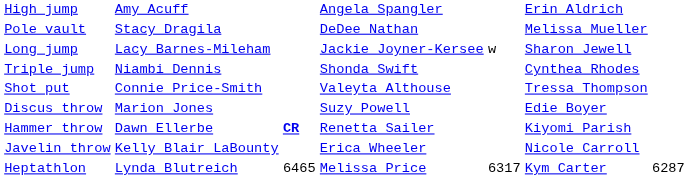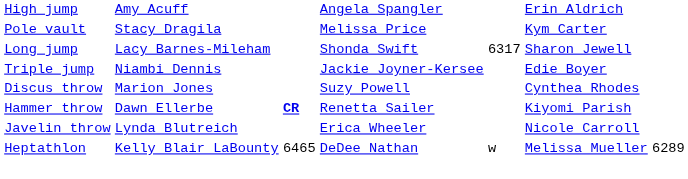(369, 29) DeDee Nathan -> (373, 29) Melissa Price
(586, 29) Melissa Mueller -> (566, 29) Kym Carter
(402, 49) Jackie Joyner-Kersee -> (369, 49) Shonda Swift
(492, 49) w -> (504, 49) 6317
(369, 69) Shonda Swift -> (402, 69) Jackie Joyner-Kersee
(582, 69) Cynthea Rhodes -> (566, 69) Edie Boyer
- row: (37, 89)
(566, 109) Edie Boyer -> (582, 89) Cynthea Rhodes
(197, 149) Kelly Blair LaBounty -> (176, 129) Lynda Blutreich
(176, 169) Lynda Blutreich -> (197, 149) Kelly Blair LaBounty
(373, 169) Melissa Price -> (369, 149) DeDee Nathan
(504, 169) 6317 -> (492, 149) w
(566, 169) Kym Carter -> (586, 149) Melissa Mueller
(668, 169) 6287 -> (668, 149) 6289
